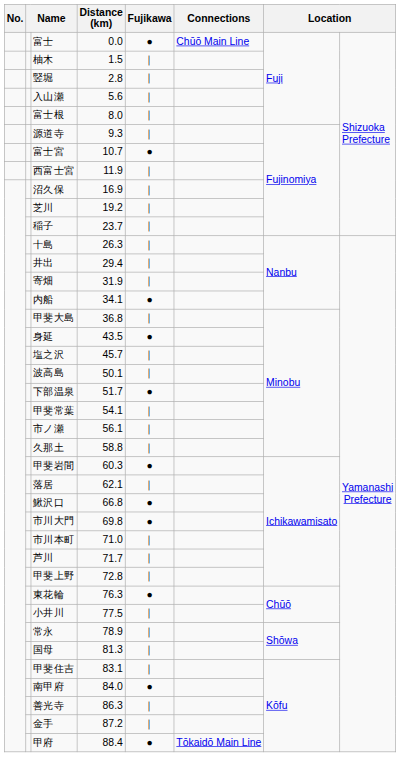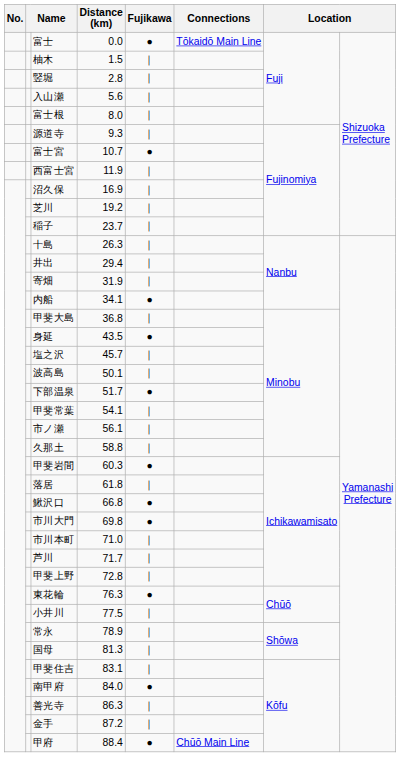(213, 41) Chūō Main Line -> (219, 41) Tōkaidō Main Line
(113, 484) 62.1 -> (113, 484) 61.8
(219, 742) Tōkaidō Main Line -> (213, 742) Chūō Main Line
